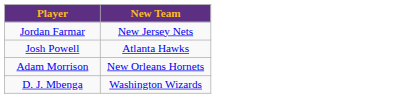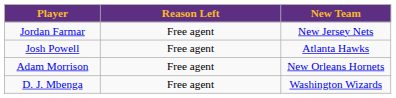+ column: (191, 13)
